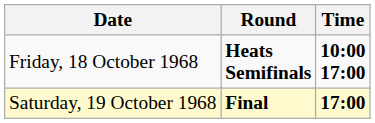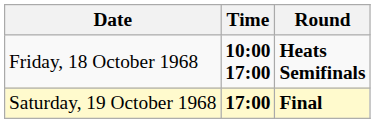columns swapped: (343, 19) <-> (268, 19)
